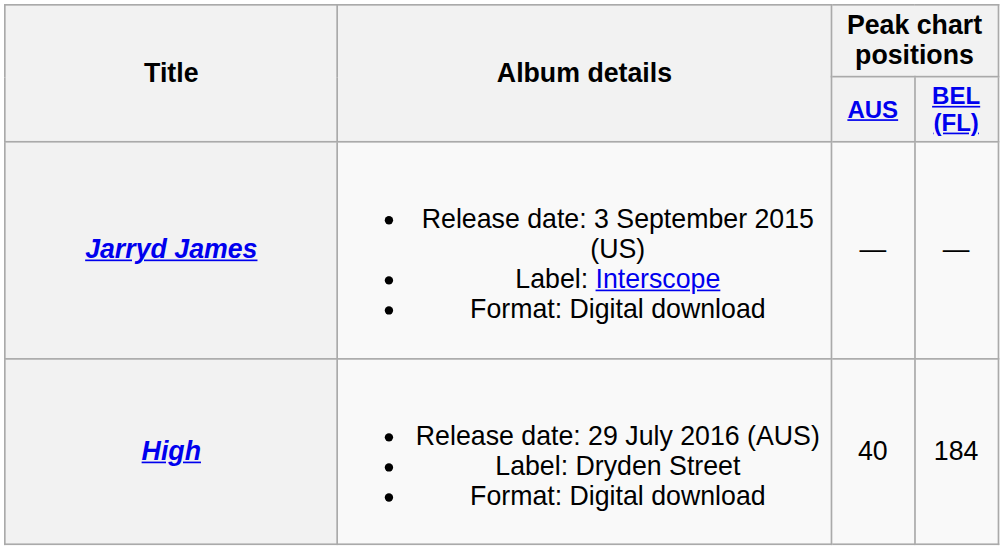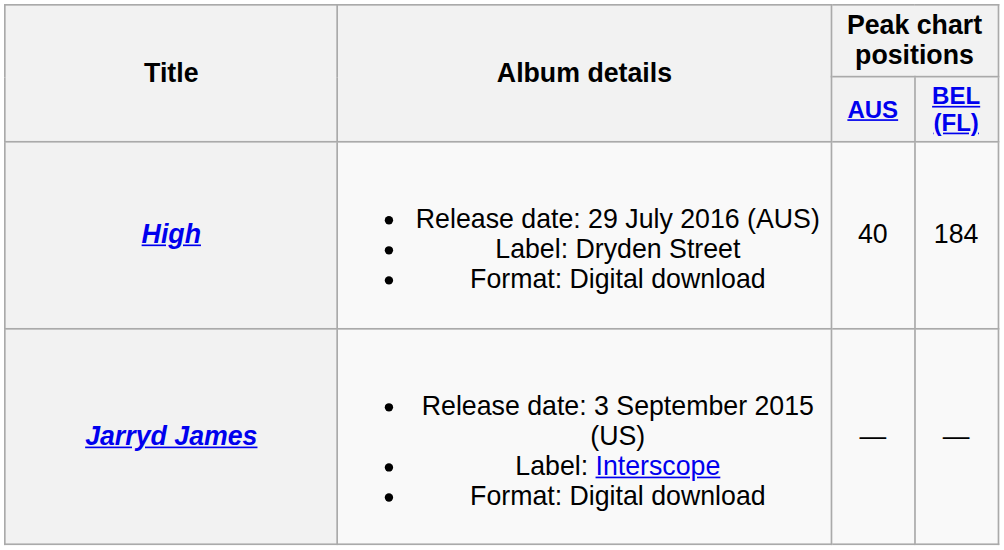rows swapped: (171, 249) <-> (171, 450)
